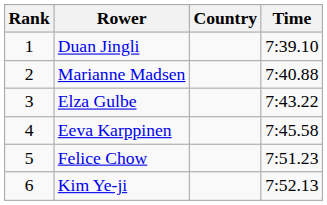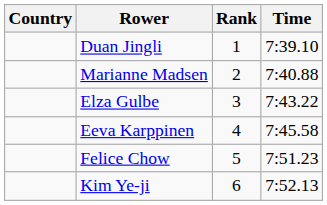columns swapped: (29, 18) <-> (225, 18)
